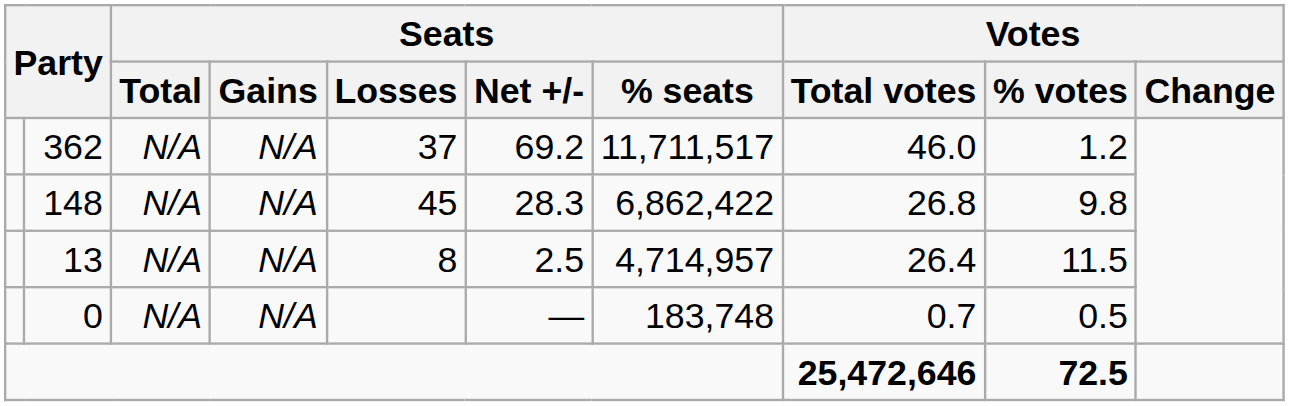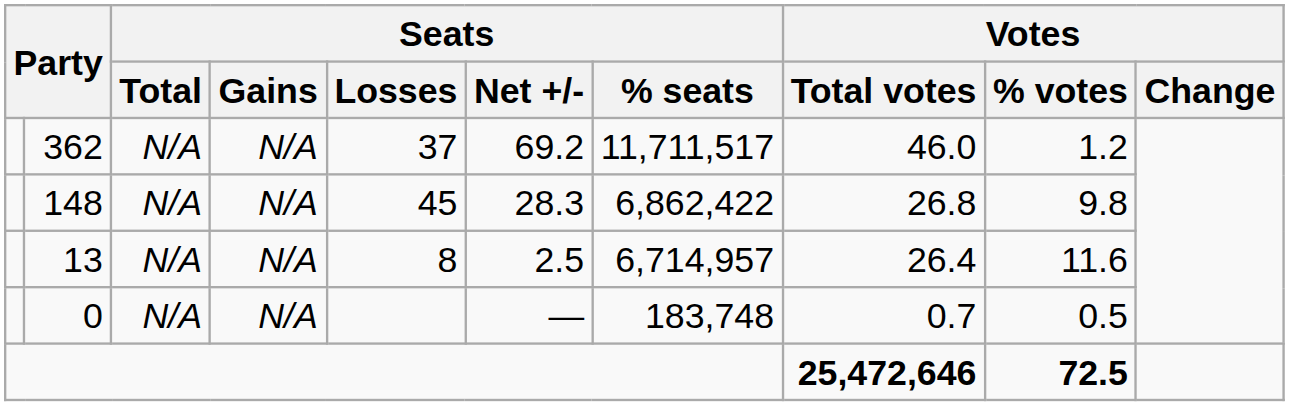(695, 260) 4,714,957 -> (695, 260) 6,714,957
(1094, 260) 11.5 -> (1094, 260) 11.6
